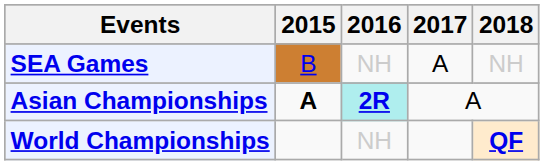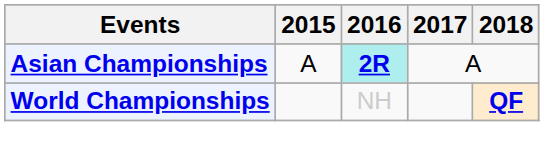- row: (79, 63)
(308, 102) bold -> (308, 63) normal
